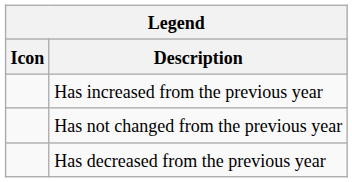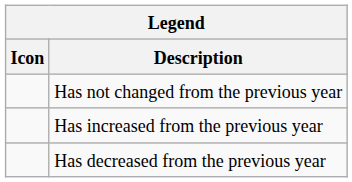rows swapped: (198, 126) <-> (188, 92)
